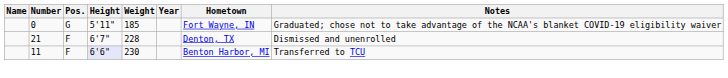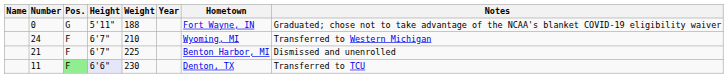(132, 25) 185 -> (132, 25) 188
+ row: (36, 39)
(132, 39) 228 -> (132, 53) 225
(209, 39) Denton, TX -> (226, 53) Benton Harbor, MI
(68, 53) no background -> (68, 66) lightgreen background
(226, 53) Benton Harbor, MI -> (209, 66) Denton, TX
